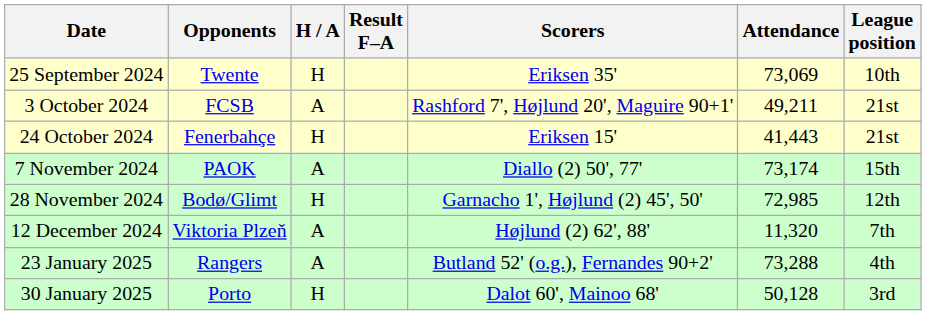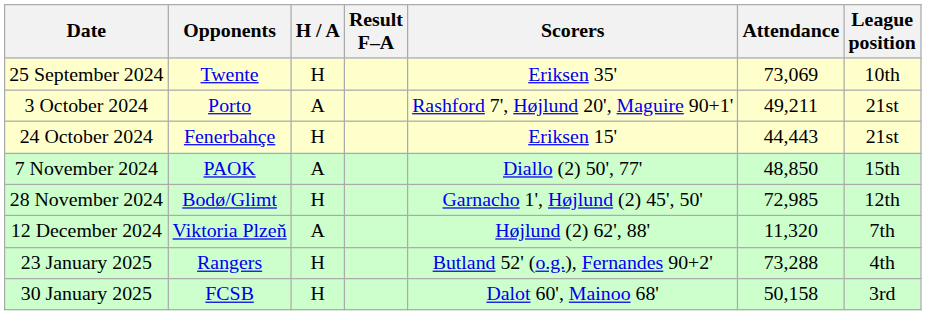(230, 105) FCSB -> (230, 105) Porto
(791, 136) 41,443 -> (791, 136) 44,443
(791, 168) 73,174 -> (791, 168) 48,850
(318, 262) A -> (318, 262) H
(230, 294) Porto -> (230, 294) FCSB
(791, 294) 50,128 -> (791, 294) 50,158
